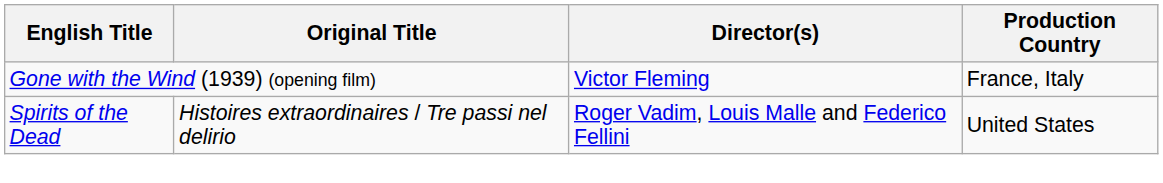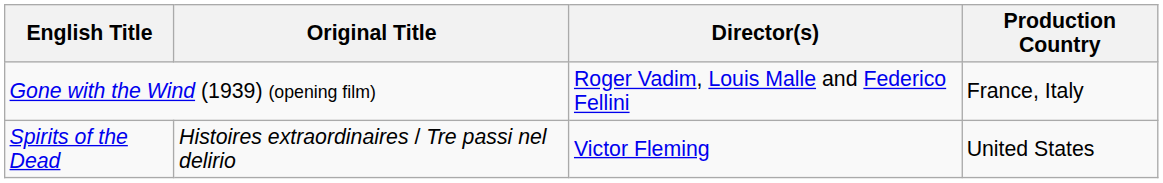(642, 79) Victor Fleming -> (760, 91) Roger Vadim, Louis Malle and Federico Fellini
(760, 124) Roger Vadim, Louis Malle and Federico Fellini -> (642, 148) Victor Fleming
